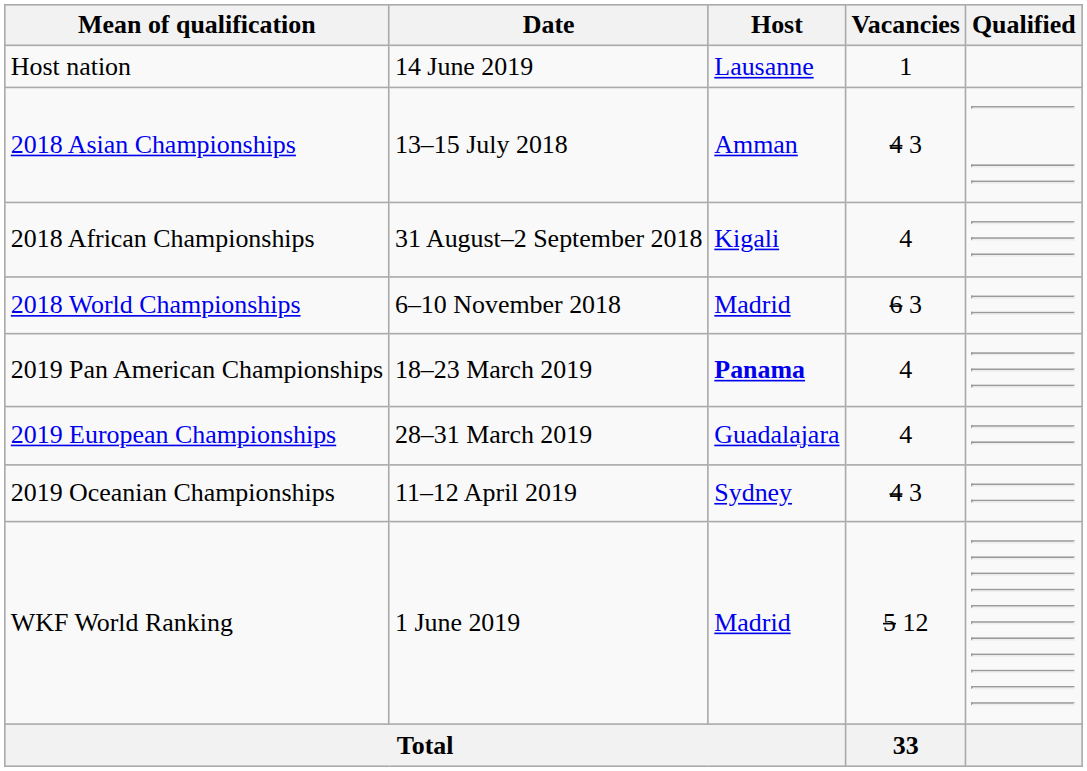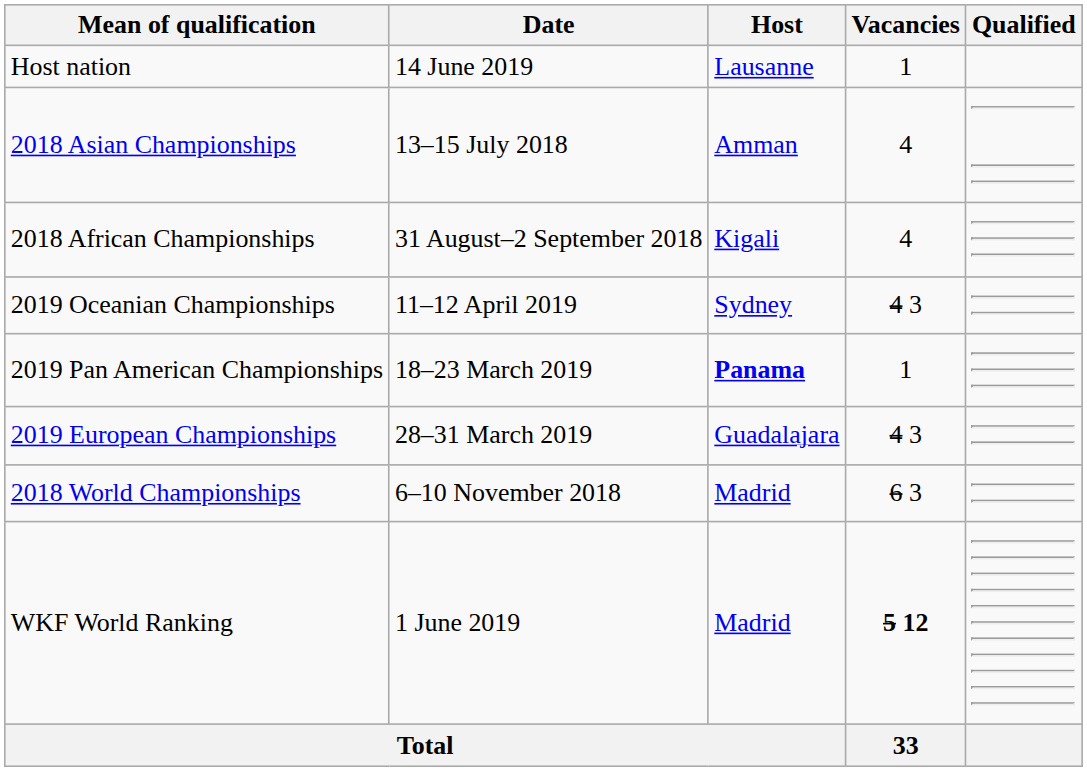(906, 144) 4 3 -> (906, 144) 4
rows swapped: (156, 304) <-> (173, 492)
(906, 369) 4 -> (906, 369) 1
(906, 435) 4 -> (906, 435) 4 3
(906, 622) normal -> (906, 622) bold
